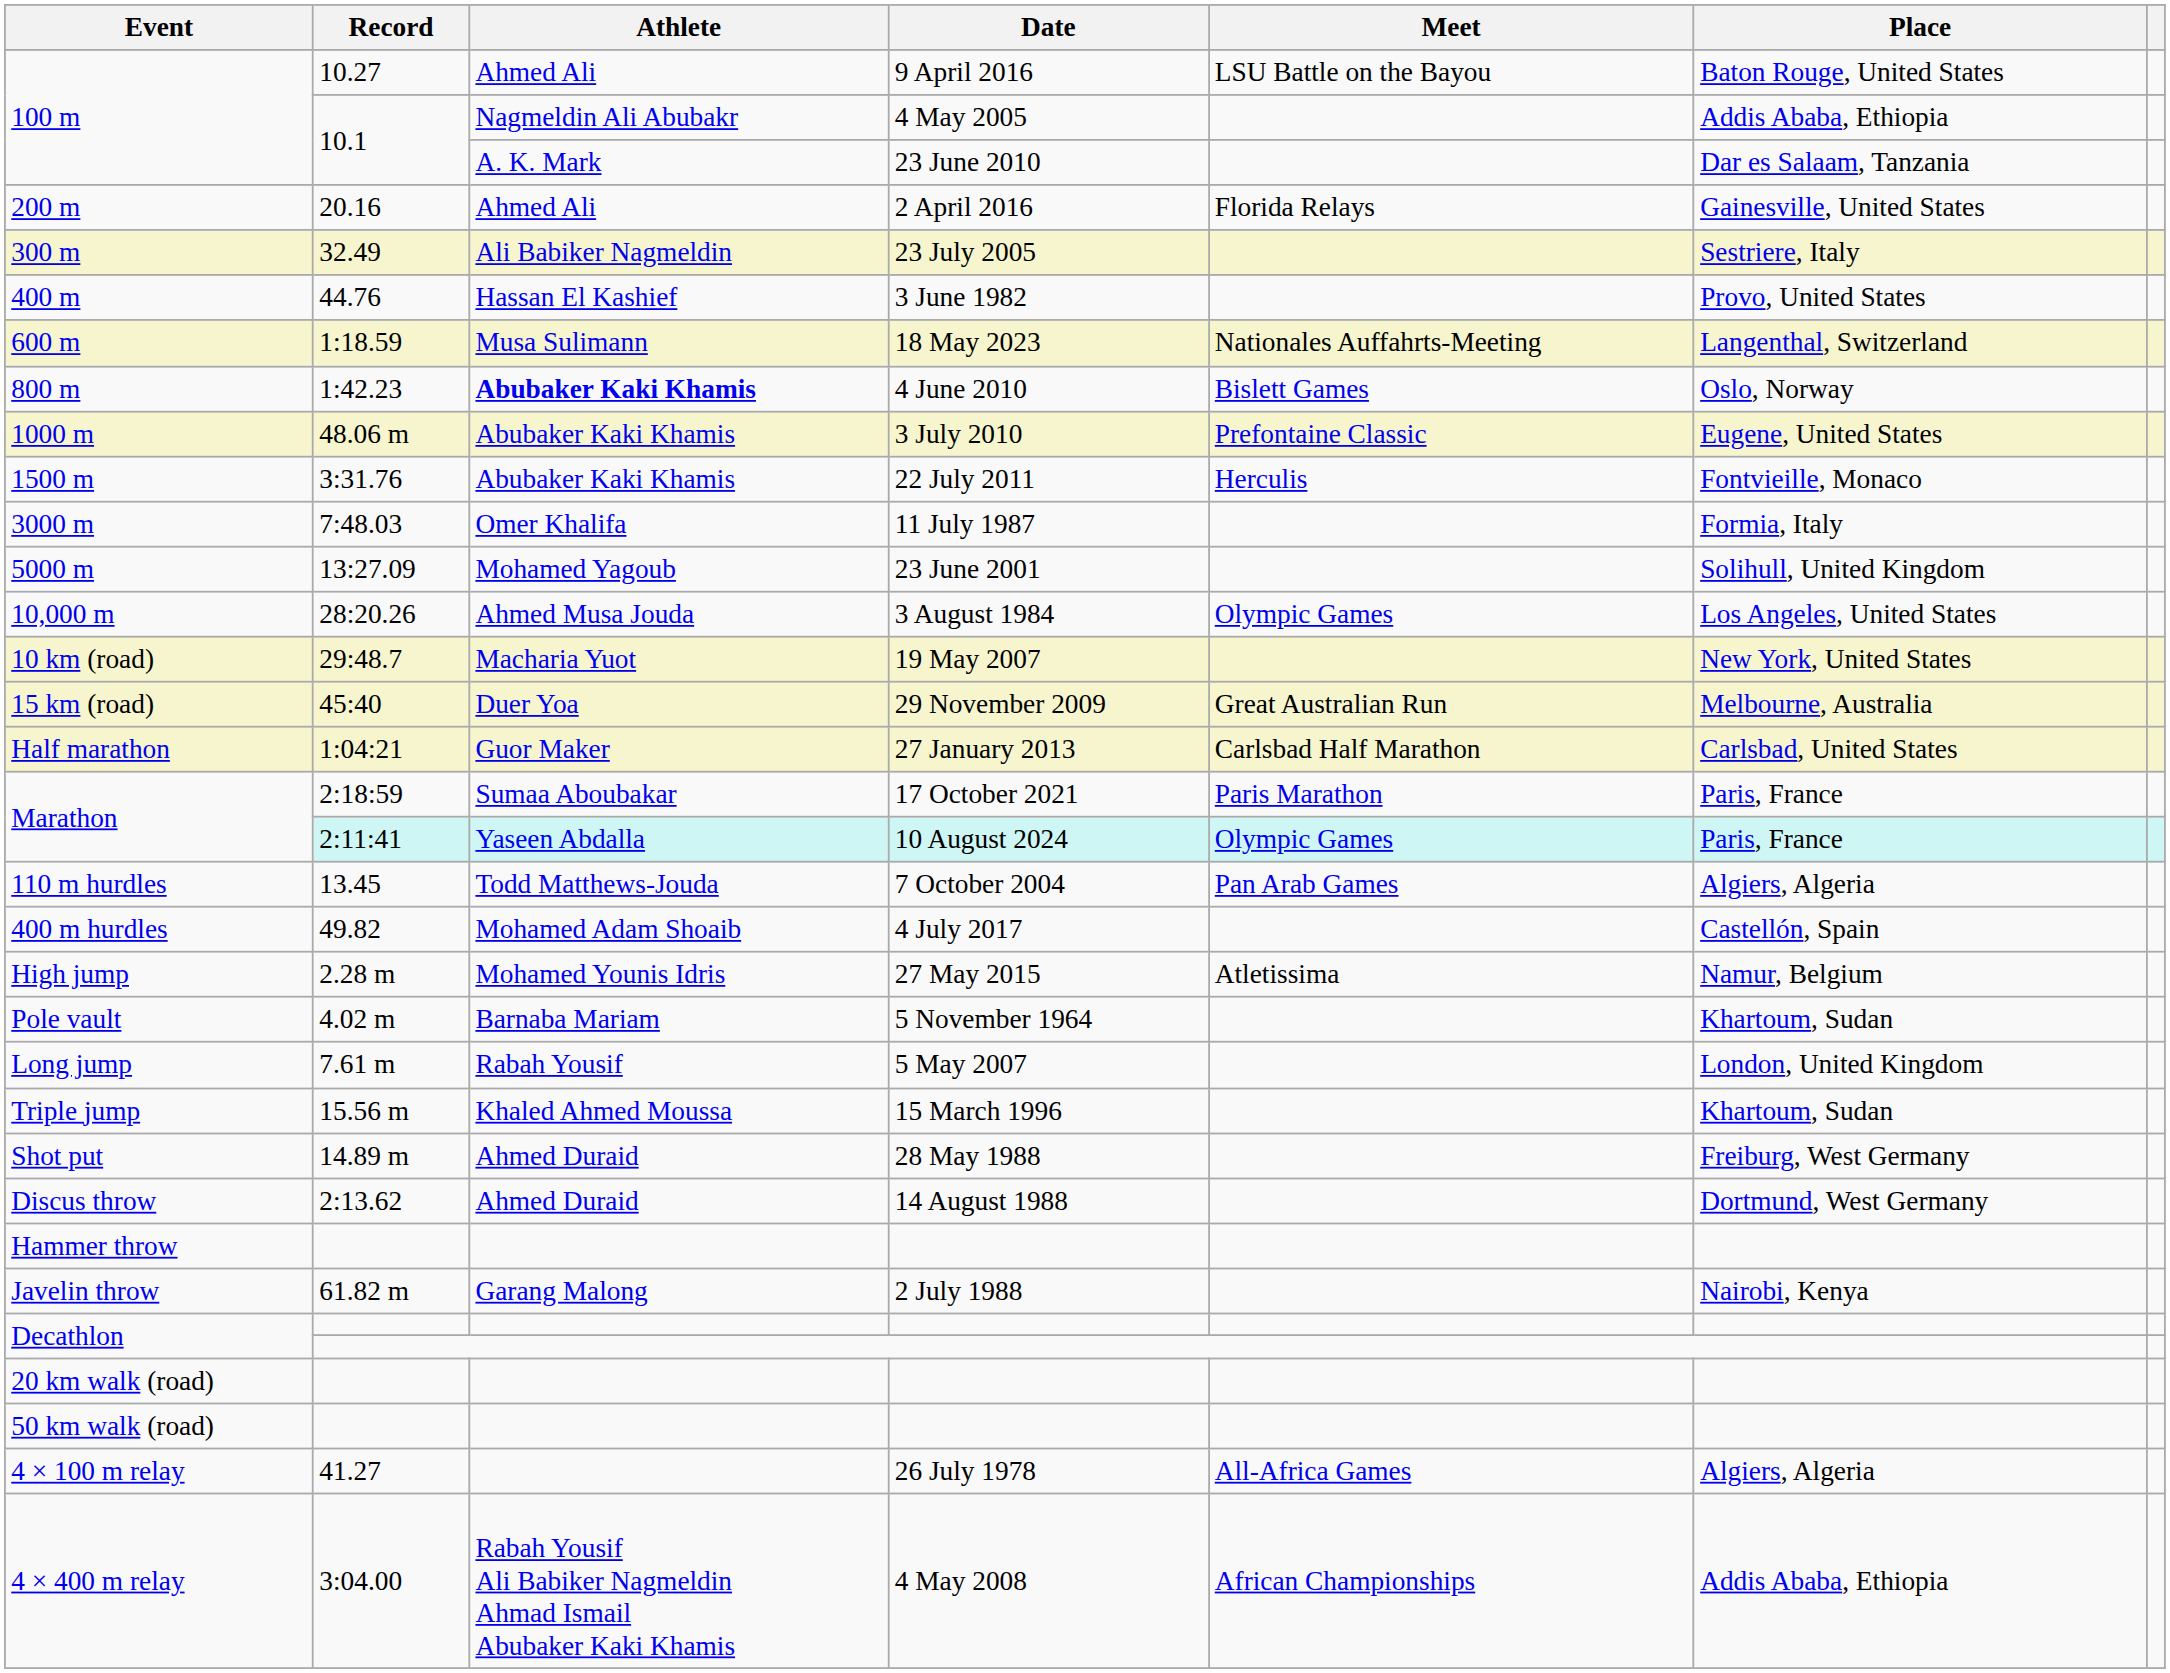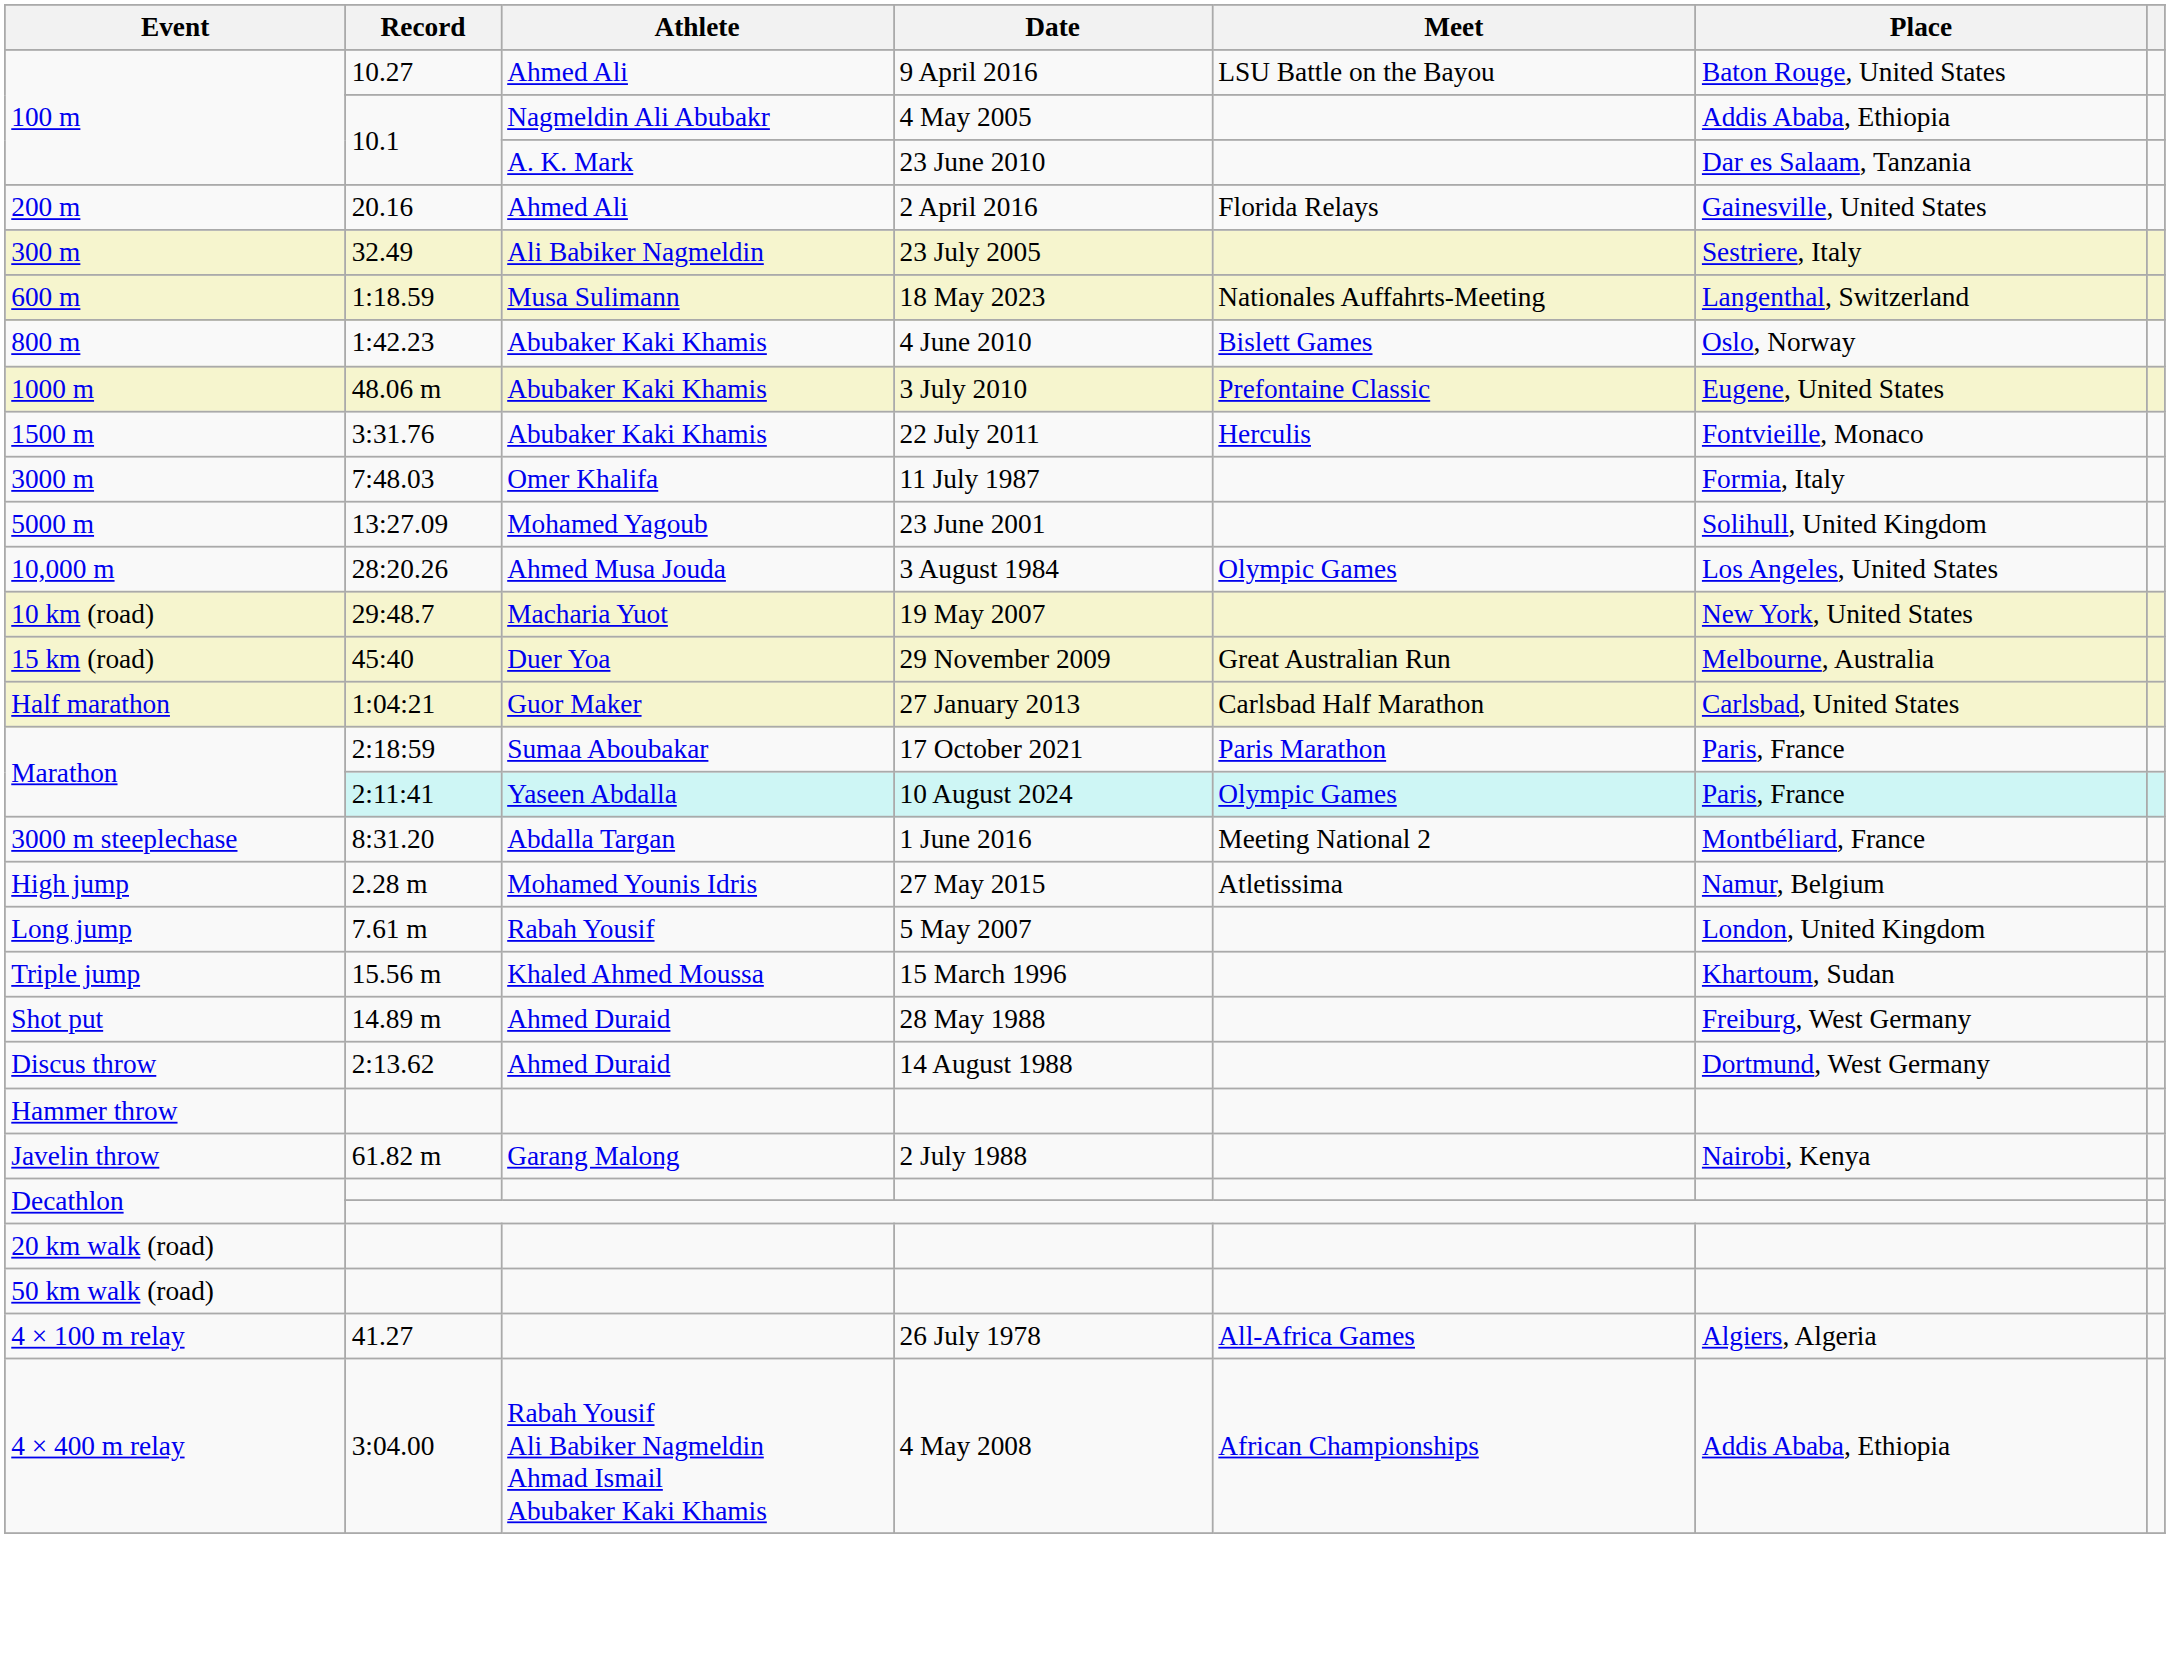- row: (46, 297)
(616, 388) bold -> (637, 343) normal
- row: (89, 884)
- row: (89, 929)
+ row: (124, 839)
- row: (66, 1019)
